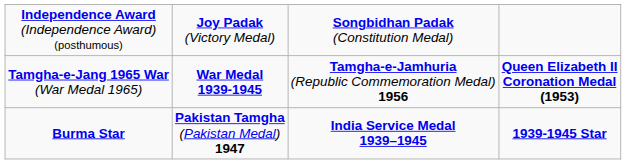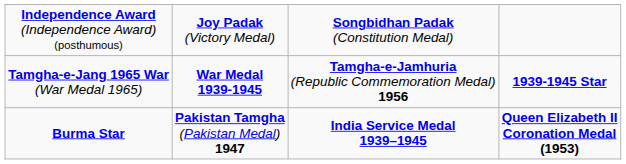(560, 81) Queen Elizabeth II Coronation Medal (1953) -> (560, 81) 1939-1945 Star
(560, 133) 1939-1945 Star -> (560, 133) Queen Elizabeth II Coronation Medal (1953)
